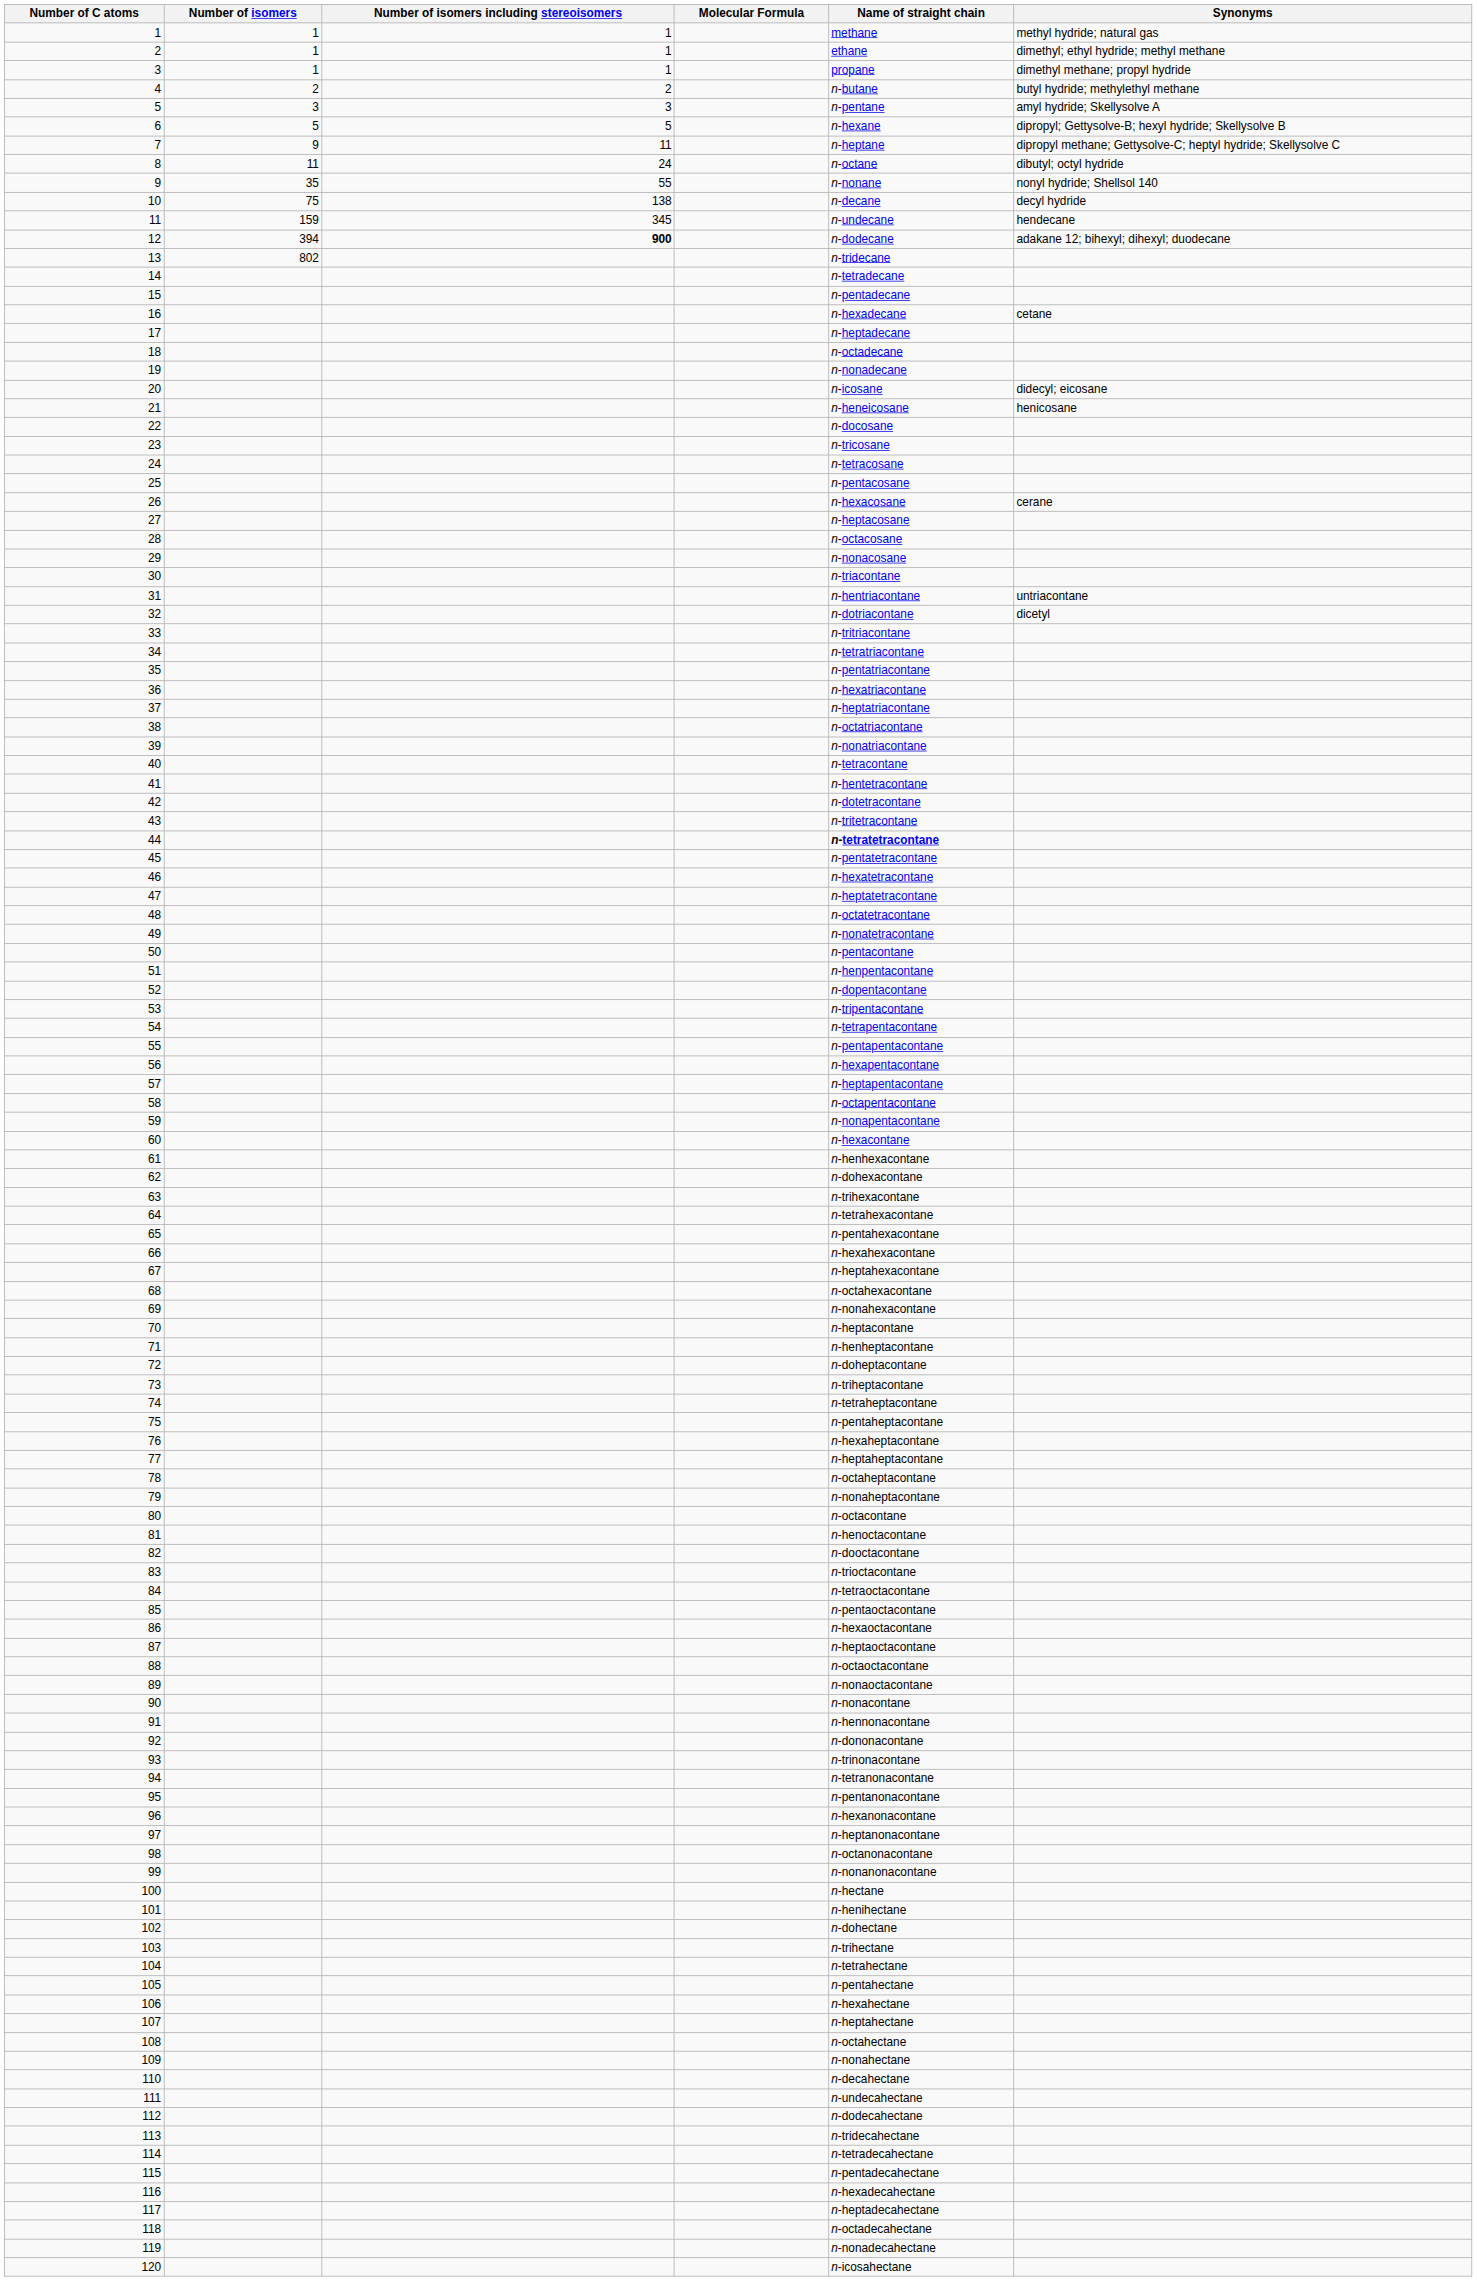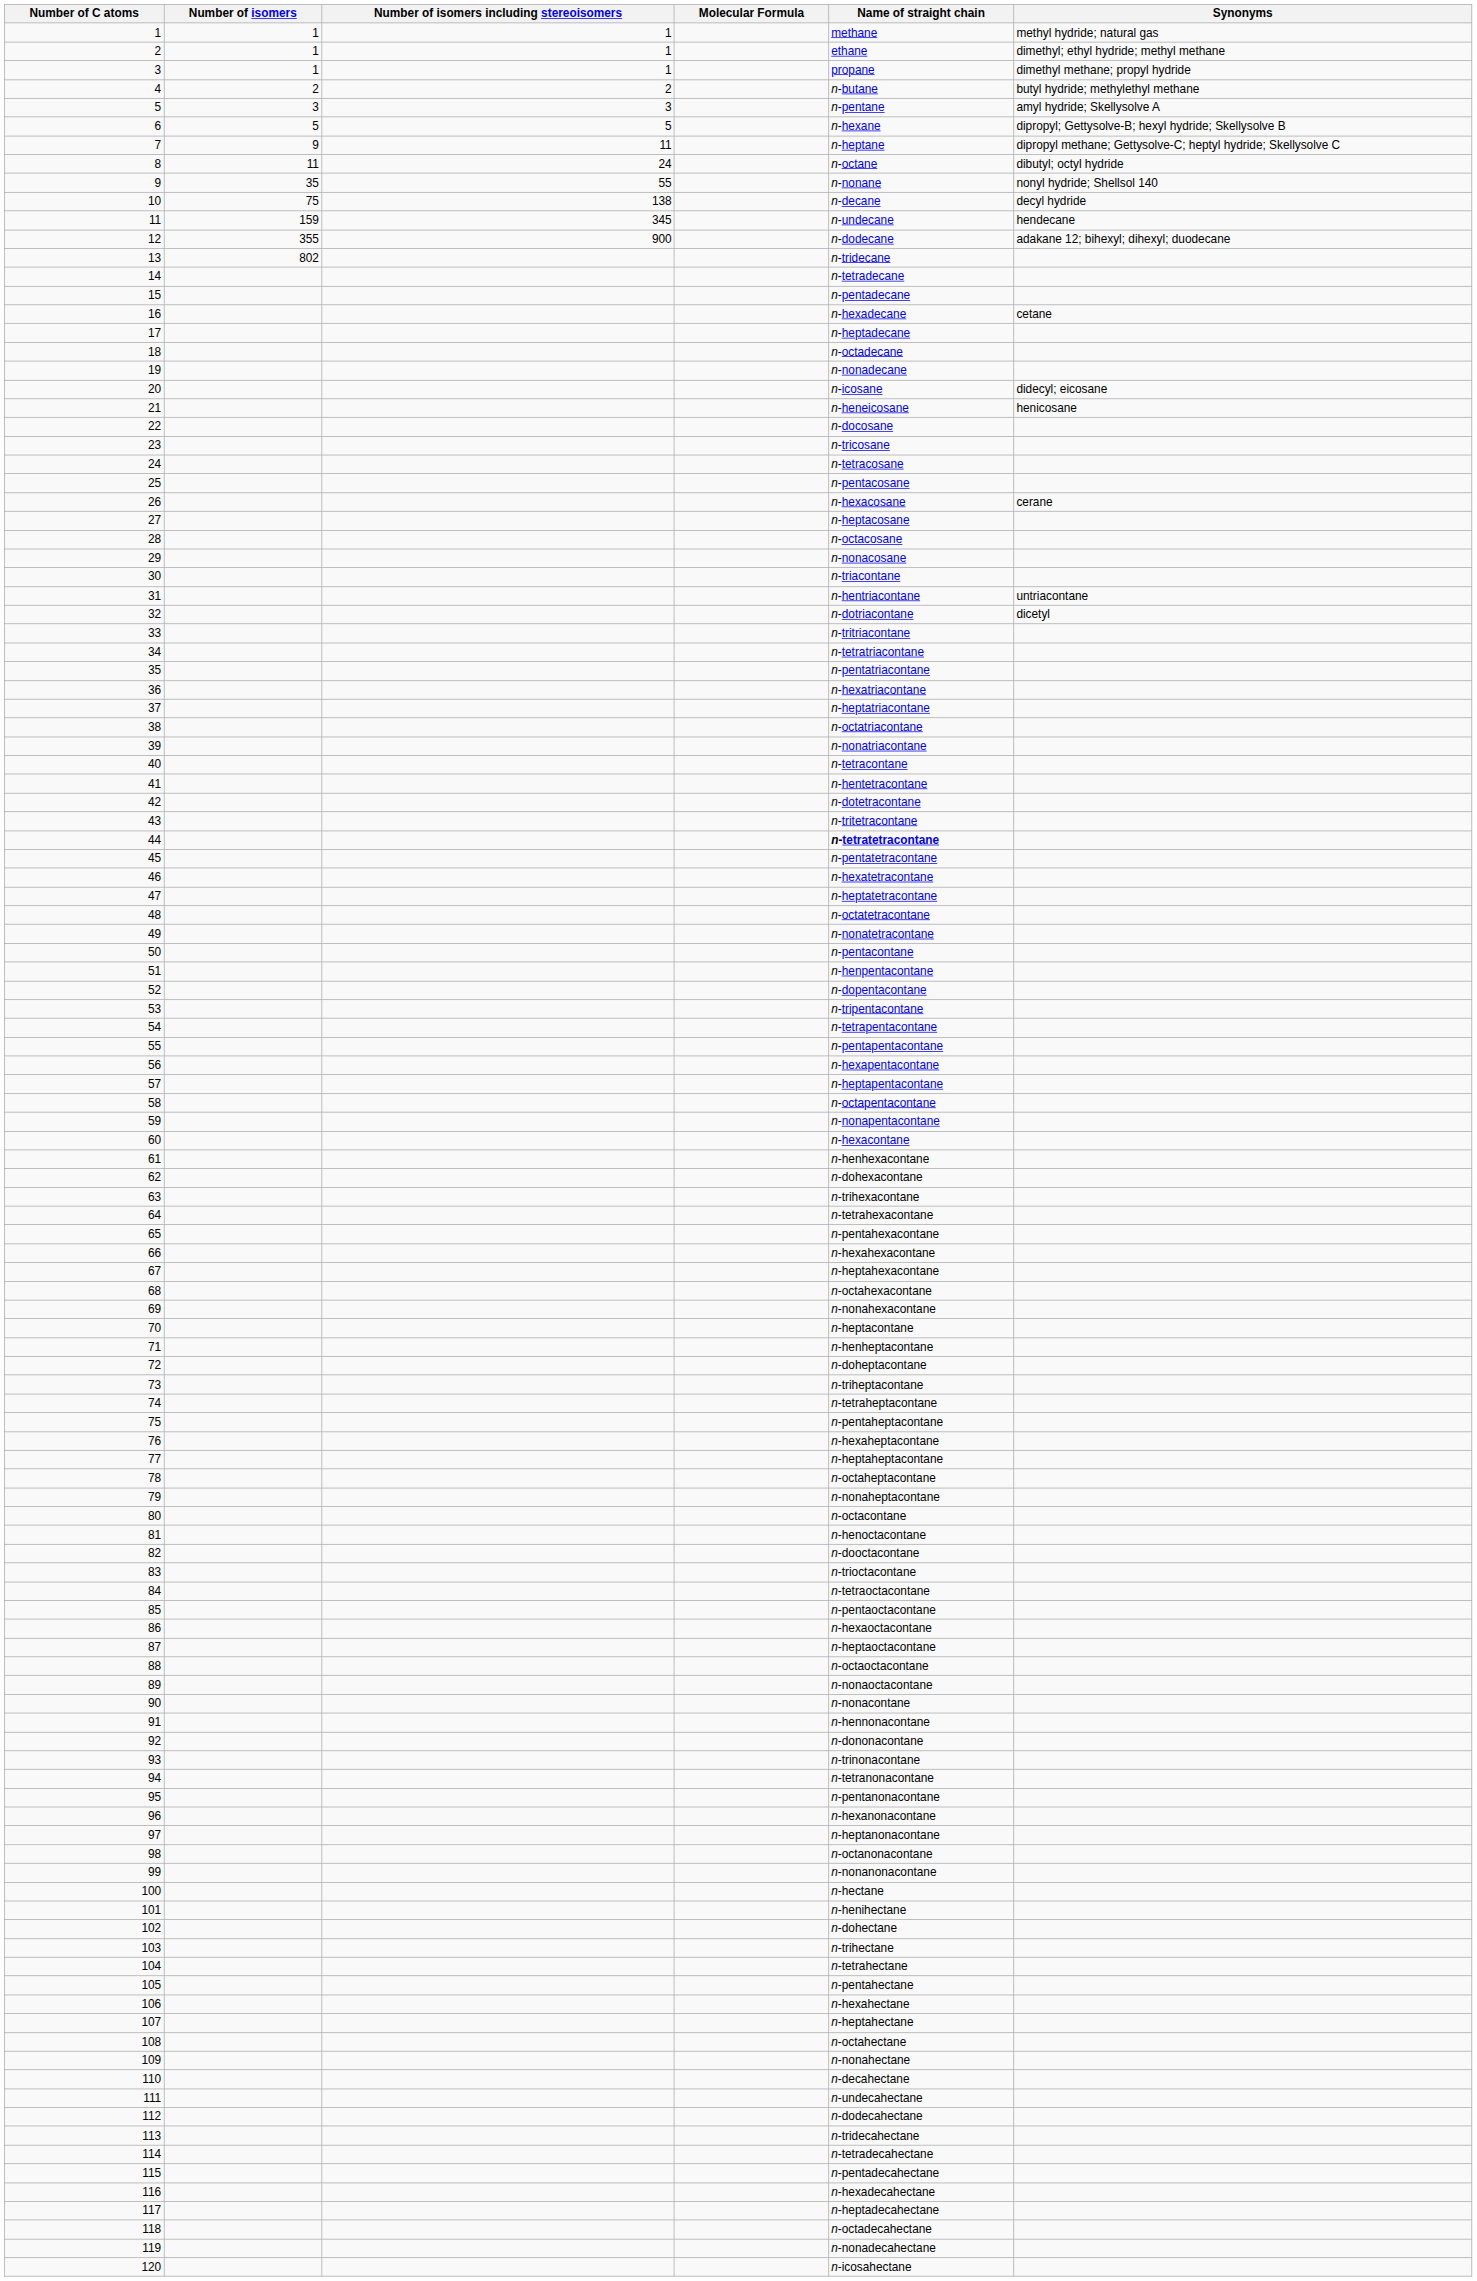(309, 239) 394 -> (309, 239) 355
(662, 239) bold -> (662, 239) normal
